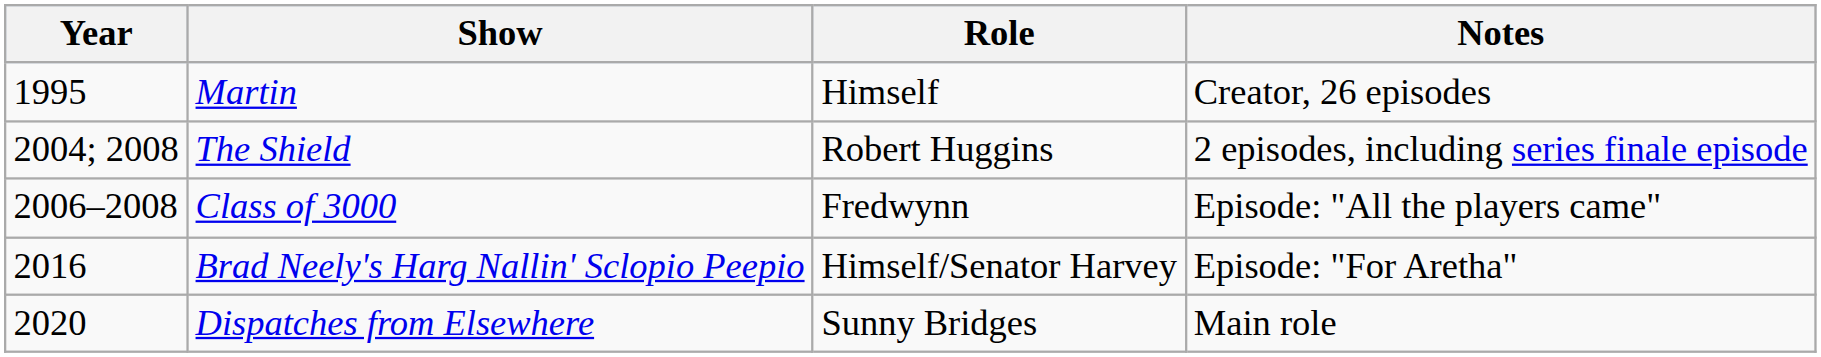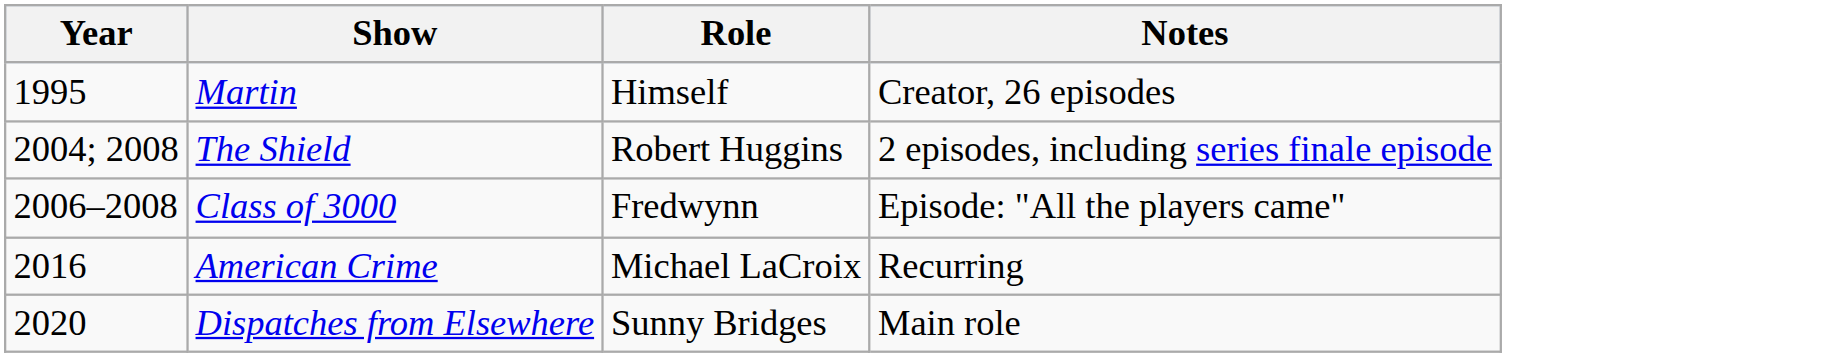+ row: (317, 264)
- row: (500, 264)
